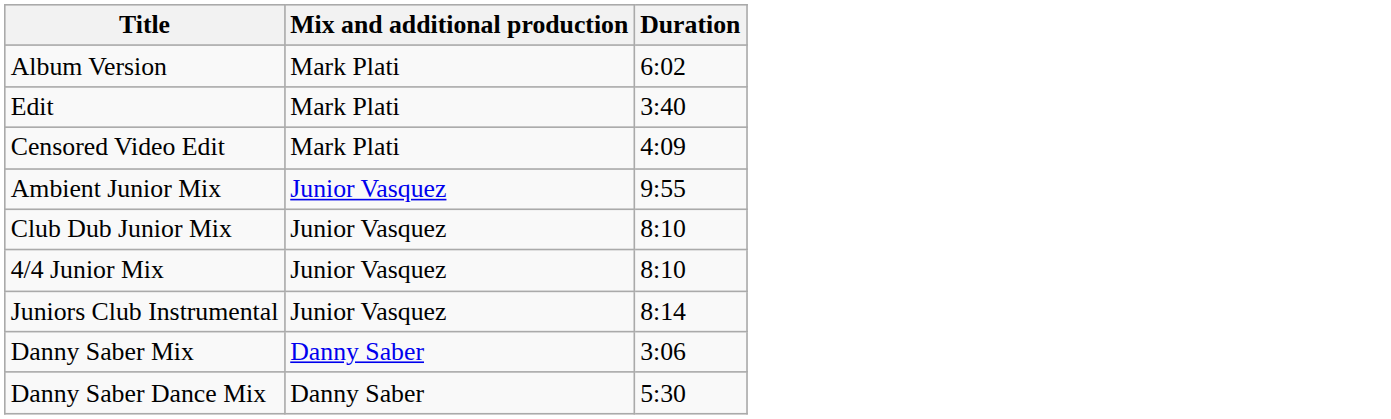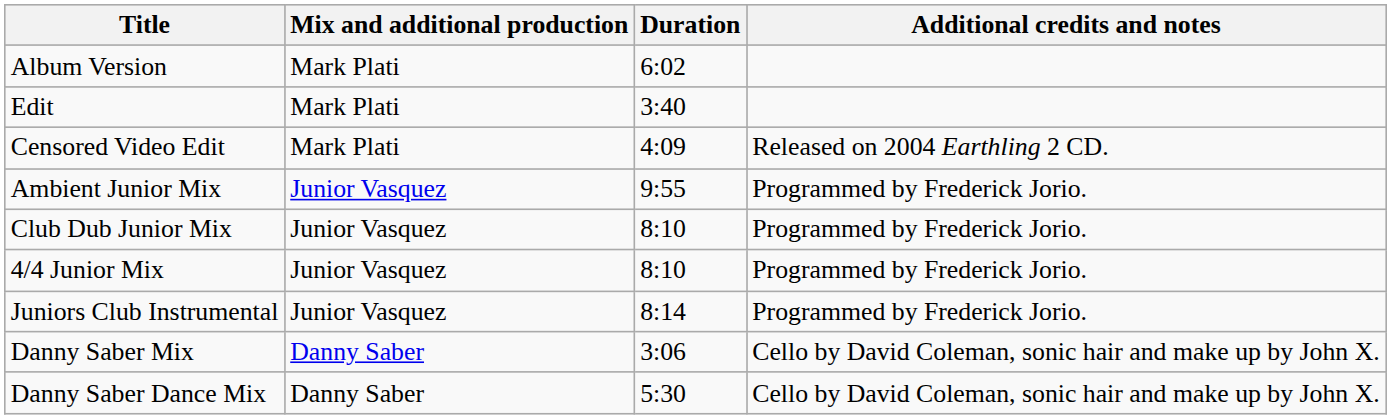+ column: (1066, 24)
